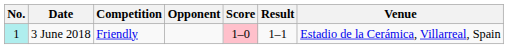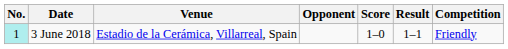columns swapped: (400, 14) <-> (129, 14)
(241, 33) pink background -> (375, 33) no background
